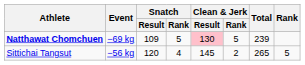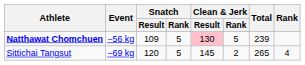(121, 39) −69 kg -> (121, 39) −56 kg
(121, 53) −56 kg -> (121, 53) −69 kg
(179, 53) 4 -> (179, 53) 5
(287, 53) 5 -> (287, 53) 4
